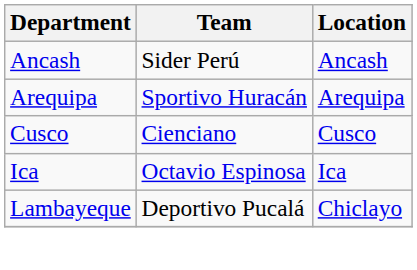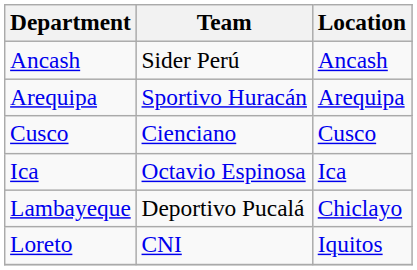+ row: (41, 245)
